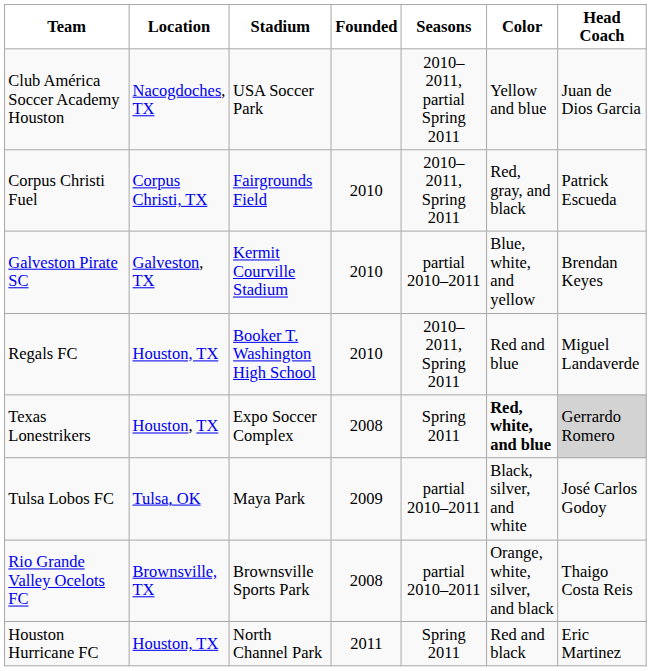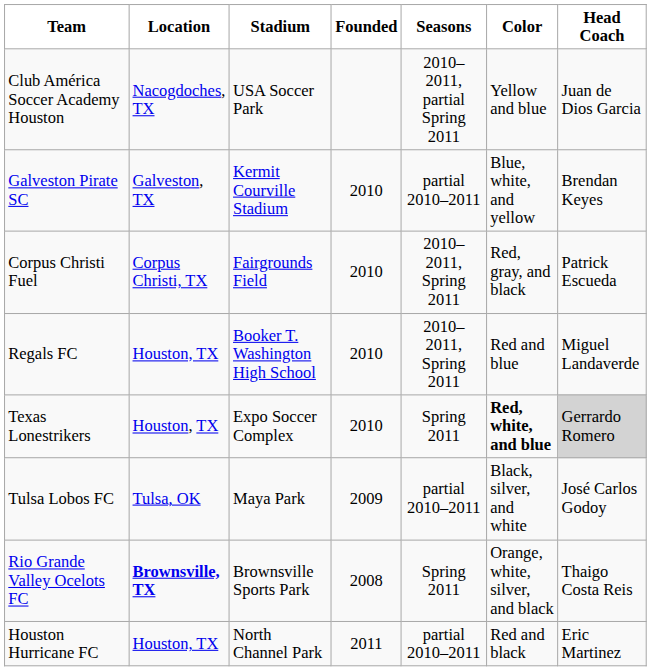rows swapped: (57, 190) <-> (63, 272)
(366, 426) 2008 -> (366, 426) 2010
(175, 580) normal -> (176, 580) bold
(444, 580) partial 2010–2011 -> (444, 580) Spring 2011
(444, 643) Spring 2011 -> (444, 643) partial 2010–2011
